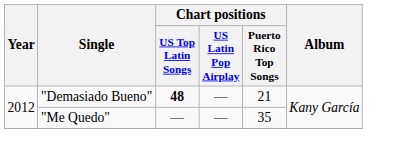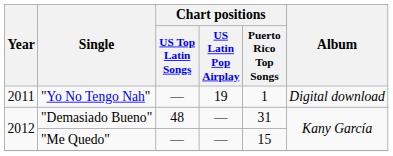+ row: (96, 96)
(177, 96) bold -> (177, 118) normal
(264, 96) 21 -> (264, 118) 31
(264, 118) 35 -> (264, 139) 15
